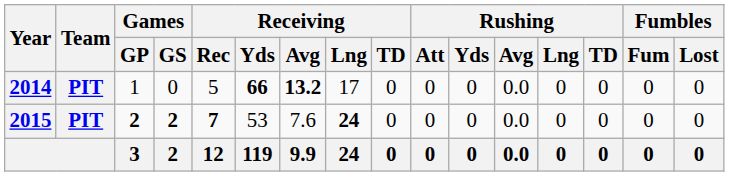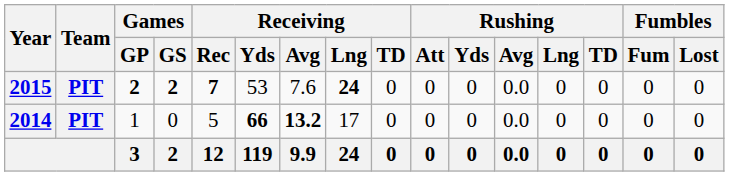rows swapped: (30, 87) <-> (30, 120)
